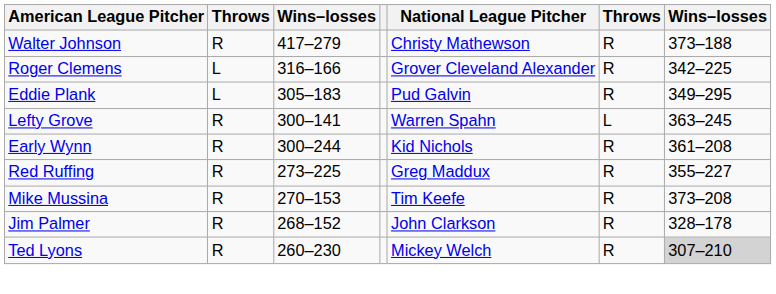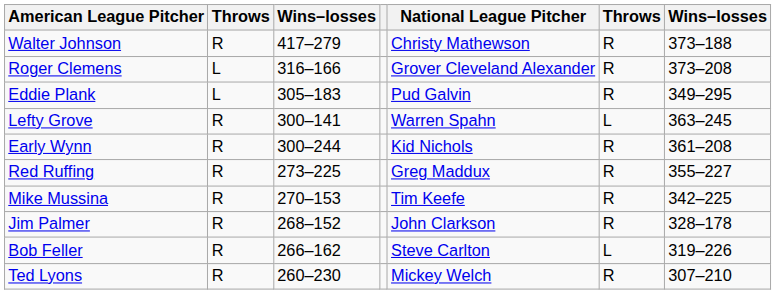(700, 69) 342–225 -> (700, 69) 373–208
(700, 198) 373–208 -> (700, 198) 342–225
+ row: (45, 250)
(700, 250) lightgrey background -> (700, 276) no background
